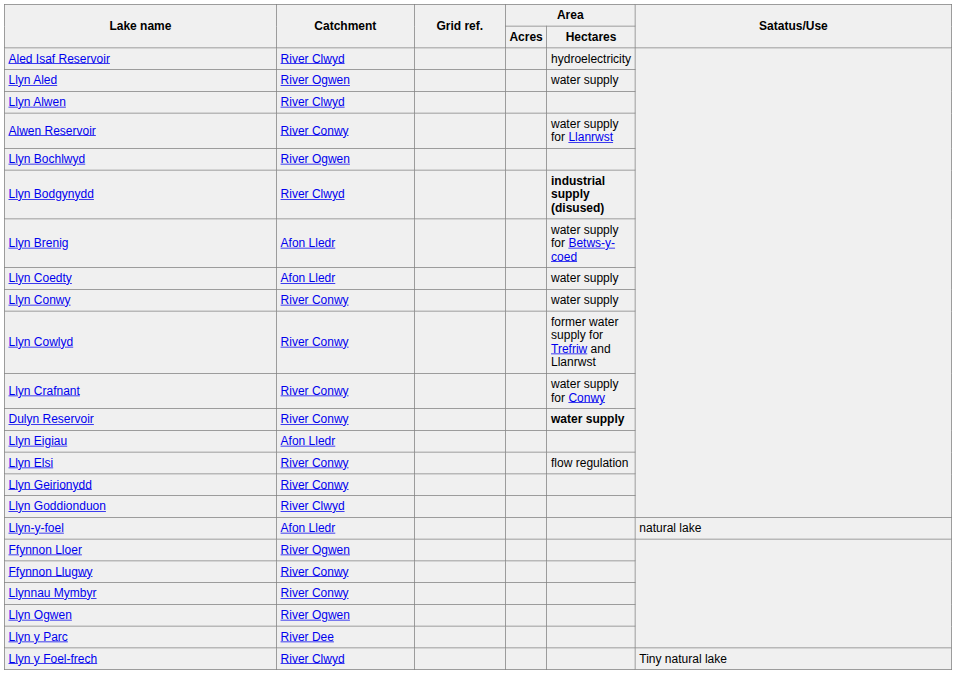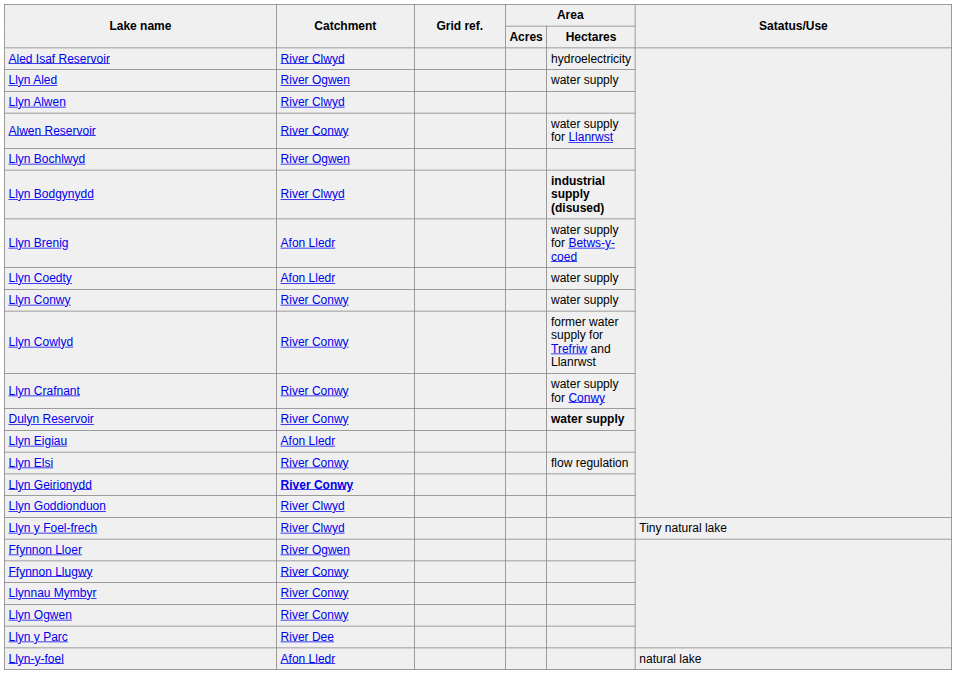(315, 484) normal -> (317, 484) bold
rows swapped: (53, 658) <-> (36, 528)
(315, 615) River Ogwen -> (315, 615) River Conwy
